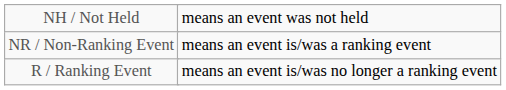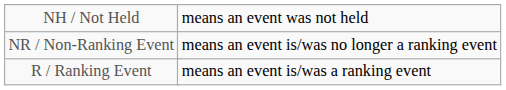(306, 45) means an event is/was a ranking event -> (339, 45) means an event is/was no longer a ranking event
(339, 71) means an event is/was no longer a ranking event -> (306, 71) means an event is/was a ranking event
